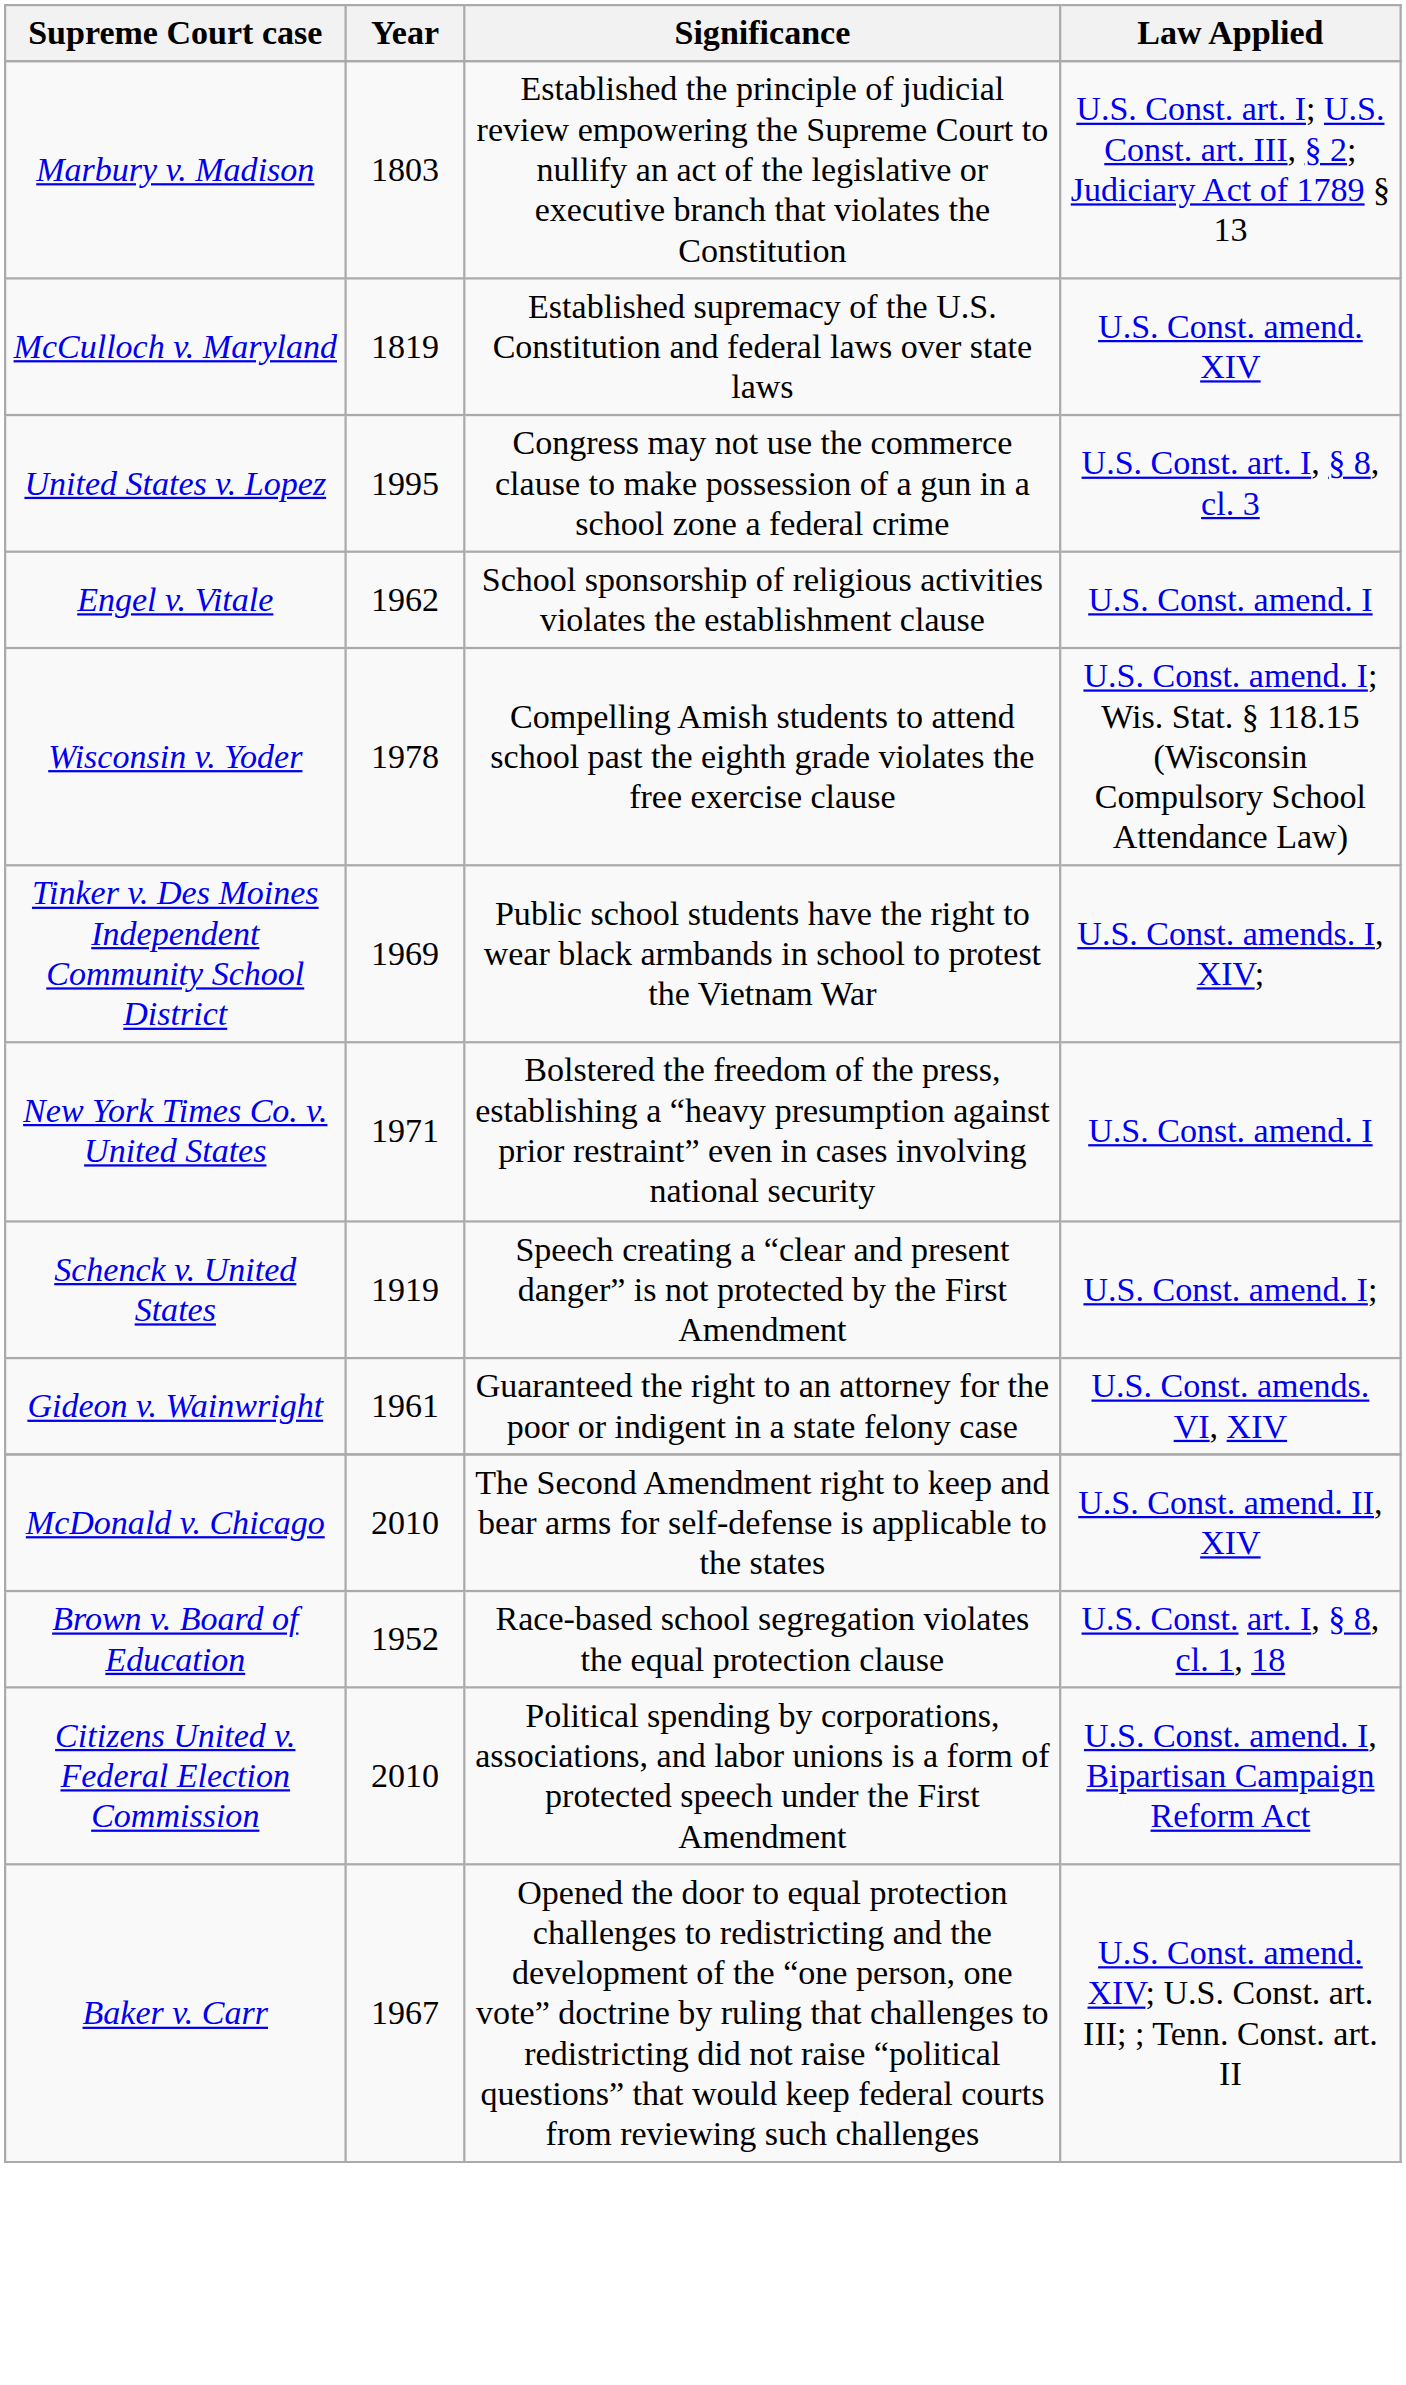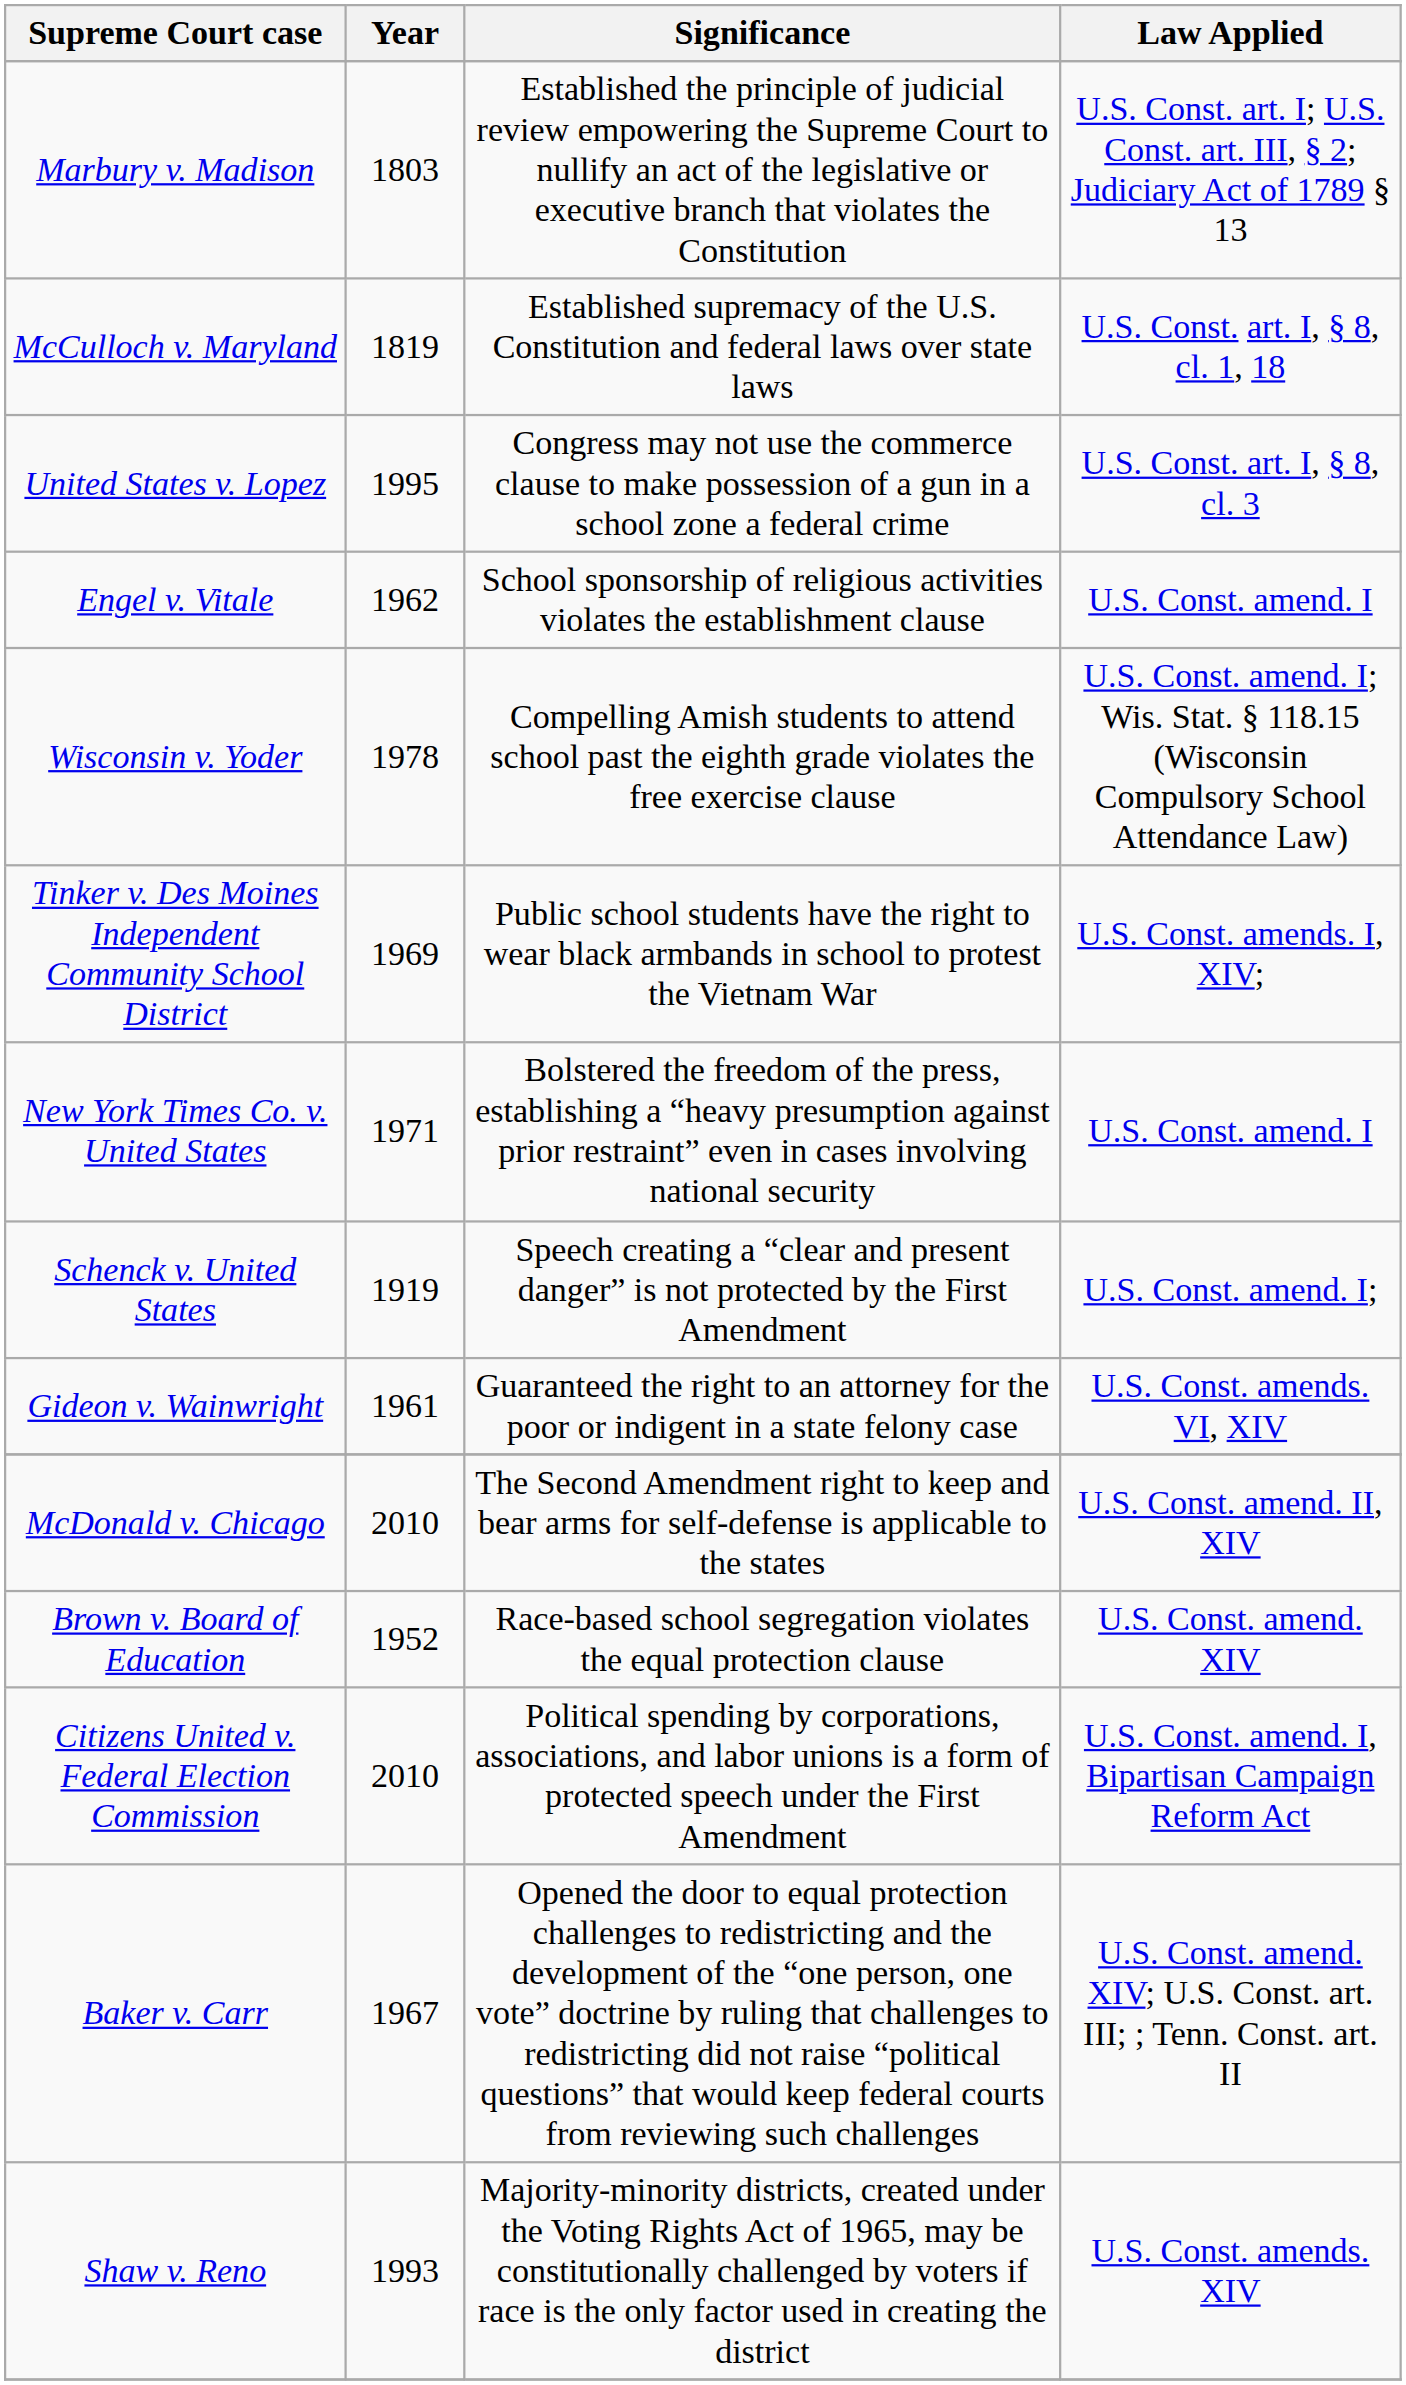(1230, 346) U.S. Const. amend. XIV -> (1230, 346) U.S. Const. art. I, § 8, cl. 1, 18
(1230, 1638) U.S. Const. art. I, § 8, cl. 1, 18 -> (1230, 1638) U.S. Const. amend. XIV
+ row: (175, 2270)
